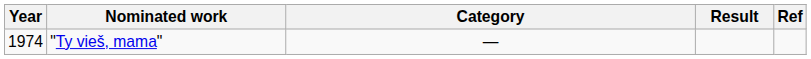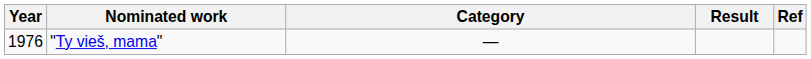(26, 41) 1974 -> (26, 41) 1976
